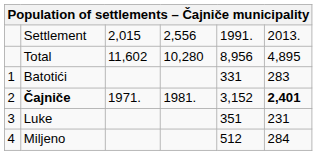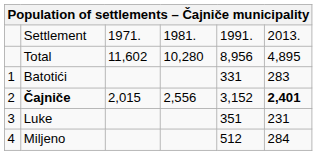(124, 35) 2,015 -> (124, 35) 1971.
(180, 35) 2,556 -> (180, 35) 1981.
(124, 98) 1971. -> (124, 98) 2,015
(180, 98) 1981. -> (180, 98) 2,556
